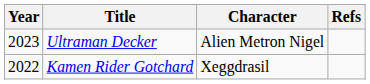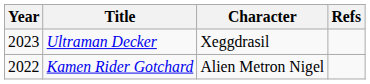(262, 41) Alien Metron Nigel -> (235, 41) Xeggdrasil
(235, 66) Xeggdrasil -> (262, 66) Alien Metron Nigel
